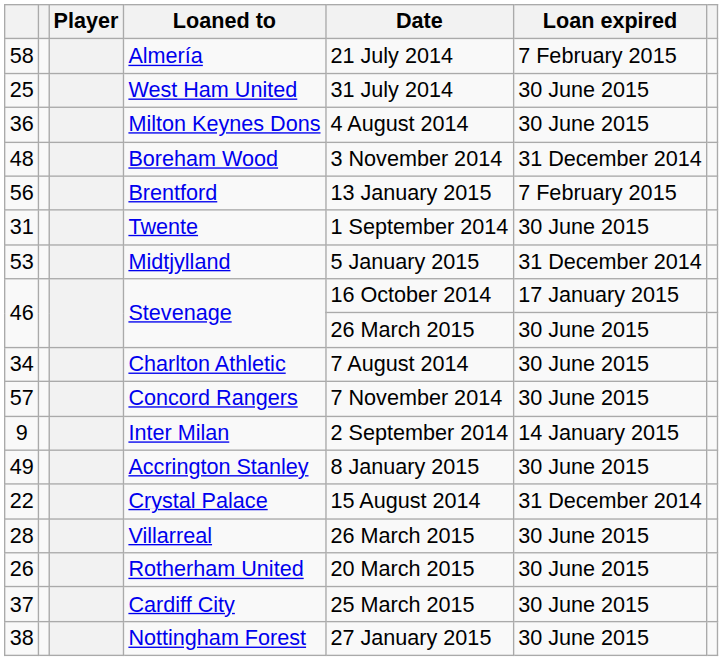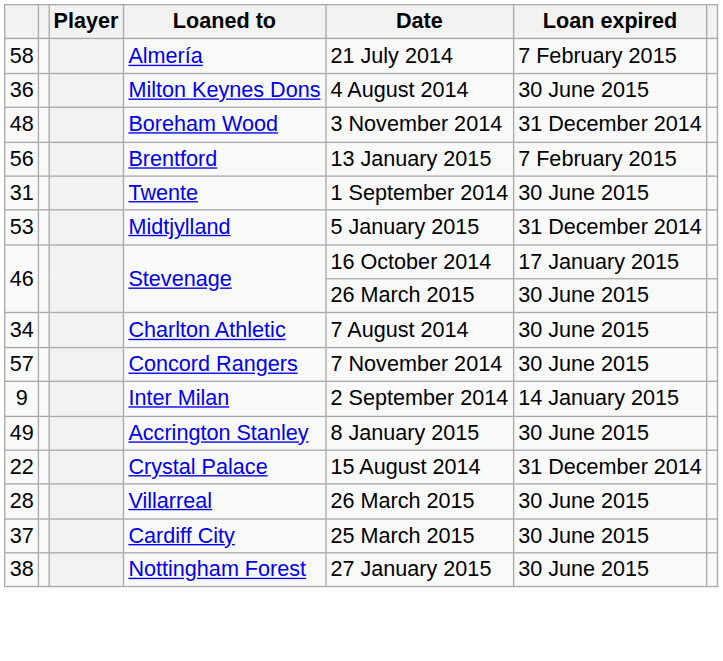- row: (22, 90)
- row: (22, 569)
